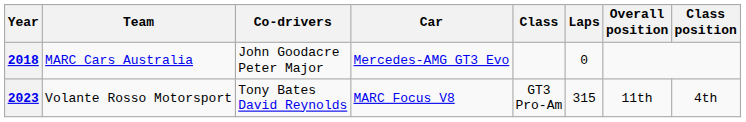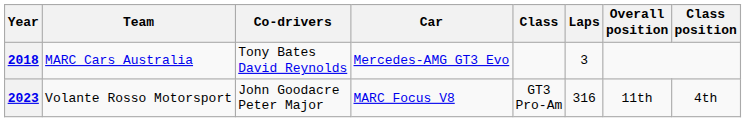(289, 60) John Goodacre Peter Major -> (293, 60) Tony Bates David Reynolds
(584, 60) 0 -> (584, 60) 3
(293, 98) Tony Bates David Reynolds -> (289, 98) John Goodacre Peter Major
(584, 98) 315 -> (584, 98) 316
